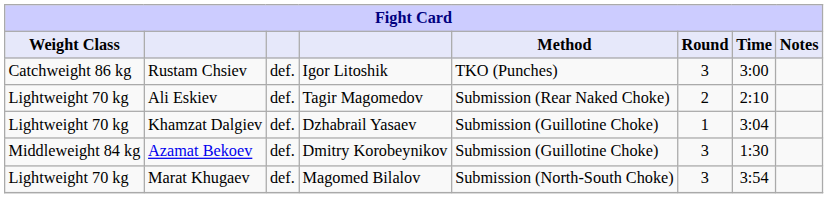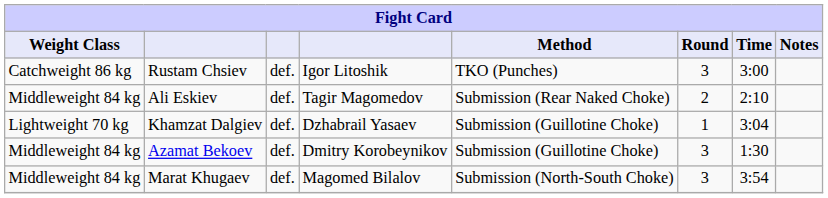(69, 98) Lightweight 70 kg -> (74, 98) Middleweight 84 kg
(69, 178) Lightweight 70 kg -> (74, 178) Middleweight 84 kg
